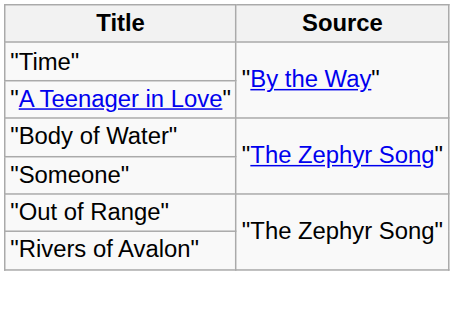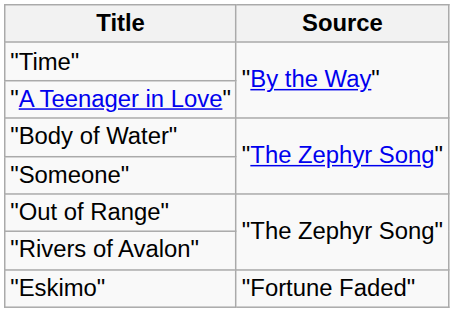+ row: (58, 288)
